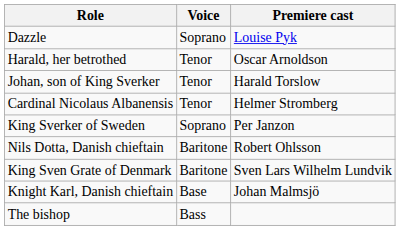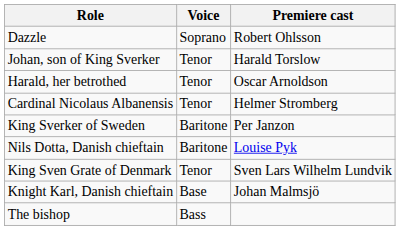(265, 37) Louise Pyk -> (277, 37) Robert Ohlsson
rows swapped: (67, 59) <-> (84, 81)
(203, 125) Soprano -> (203, 125) Baritone
(277, 147) Robert Ohlsson -> (265, 147) Louise Pyk
(203, 170) Baritone -> (196, 170) Tenor
